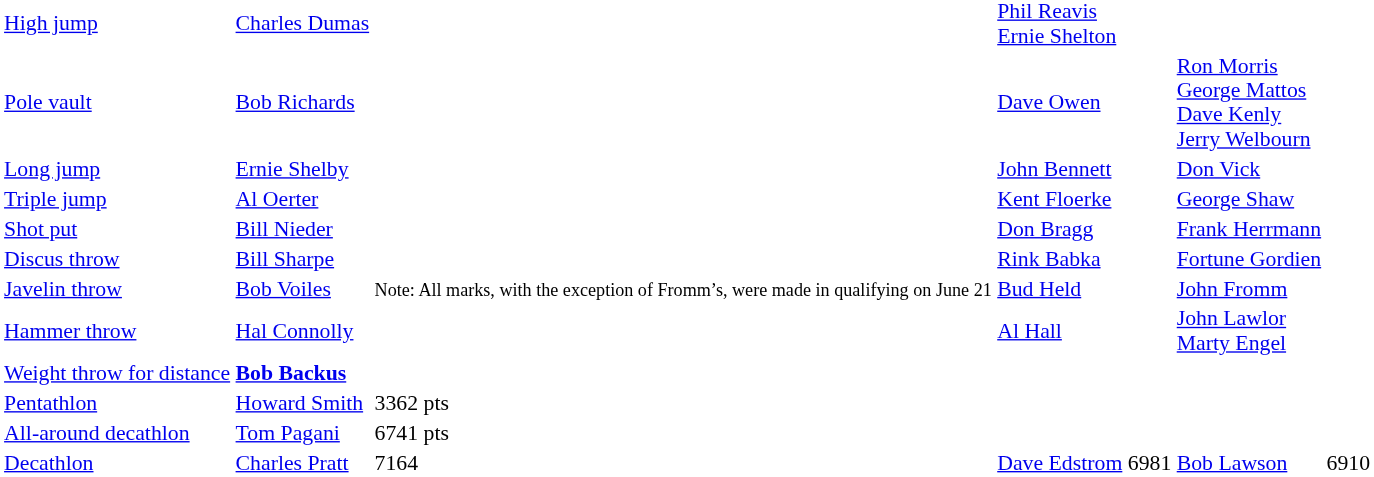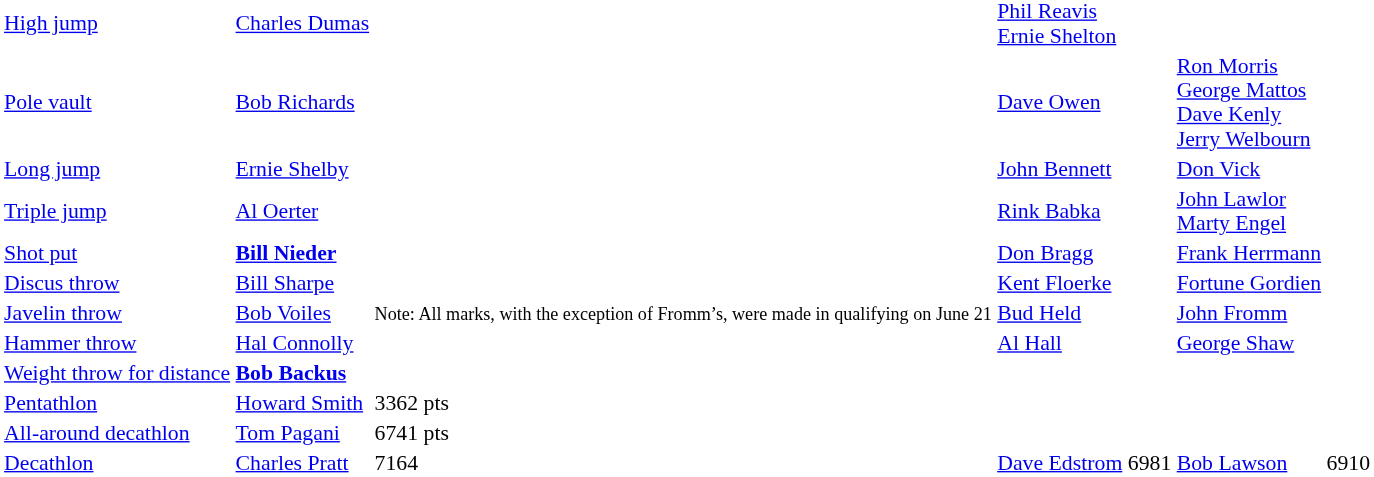(1054, 198) Kent Floerke -> (1049, 211) Rink Babka
(1235, 198) George Shaw -> (1231, 211) John Lawlor Marty Engel
(284, 228) normal -> (286, 253) bold
(1049, 258) Rink Babka -> (1054, 283) Kent Floerke
(1231, 330) John Lawlor Marty Engel -> (1235, 342) George Shaw
